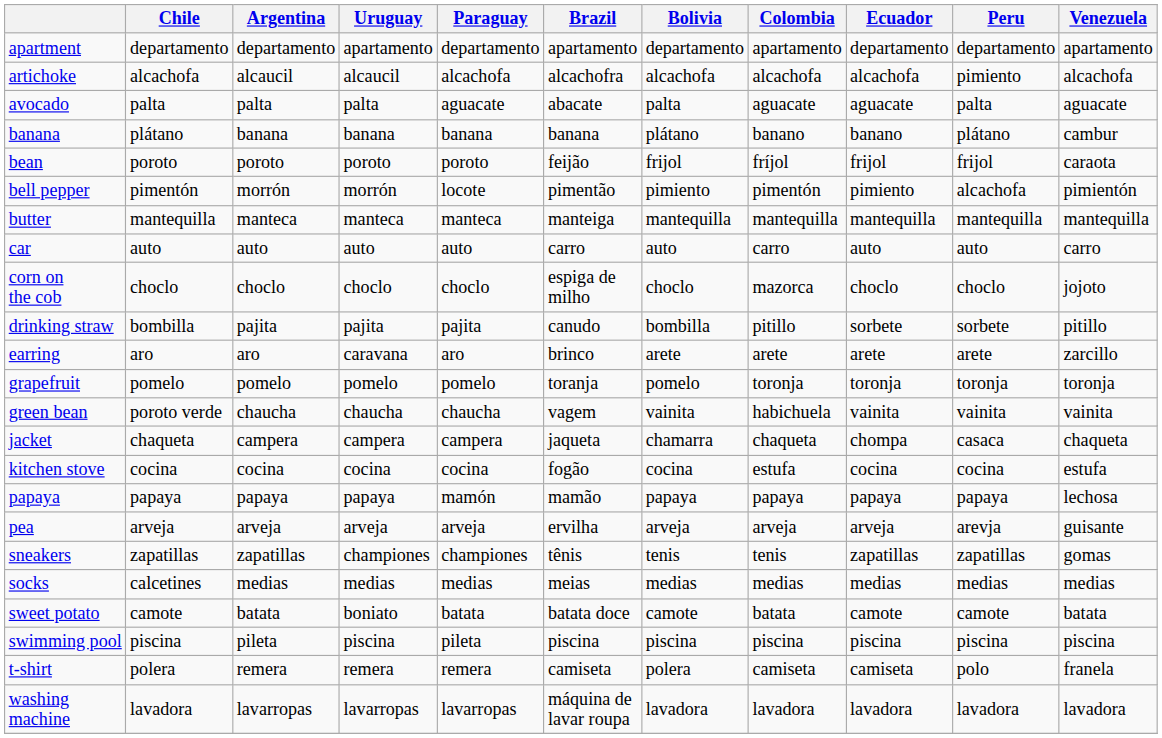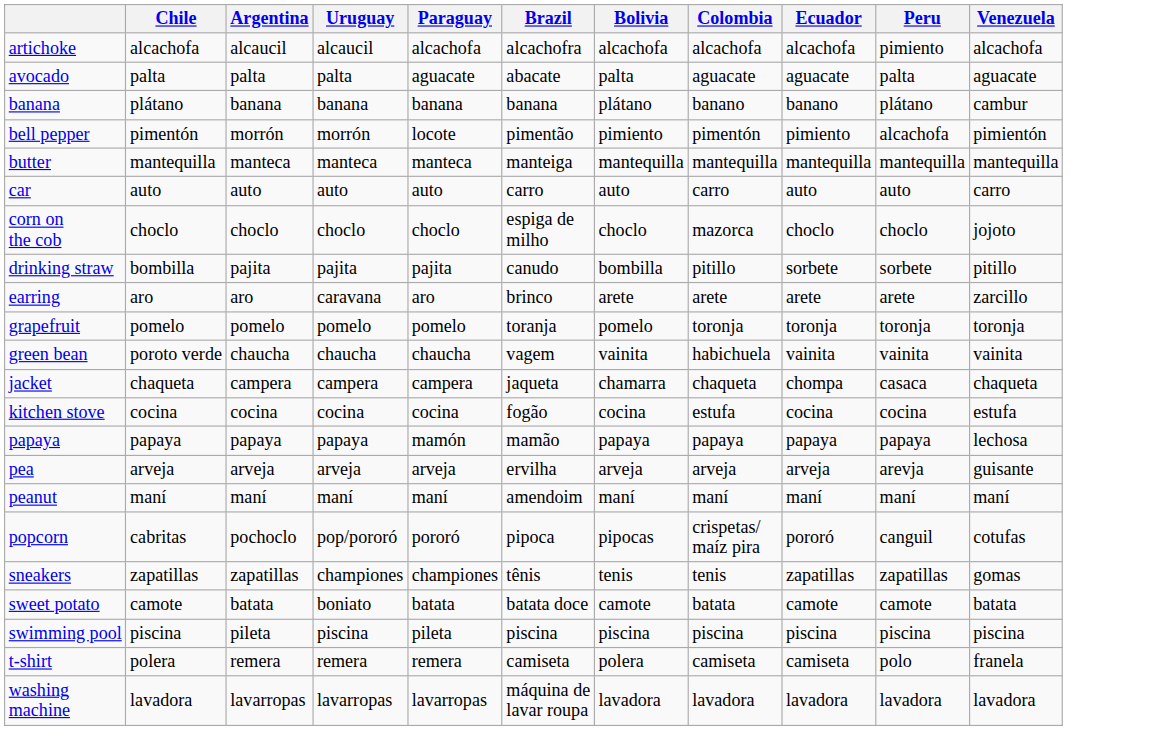- row: (45, 47)
- row: (26, 162)
+ row: (33, 497)
+ row: (38, 536)
- row: (29, 583)
